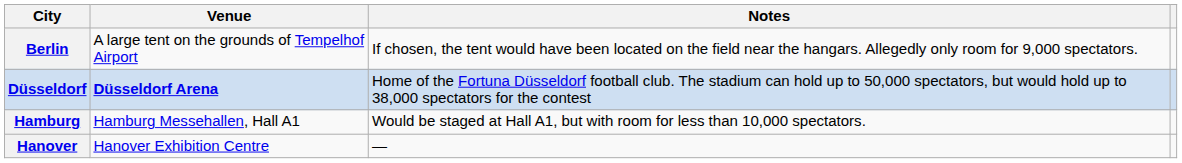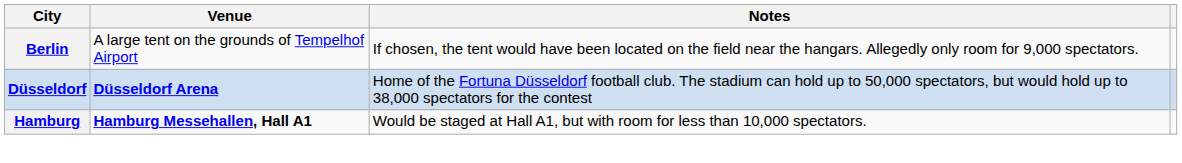(197, 121) normal -> (203, 121) bold
- row: (47, 145)
